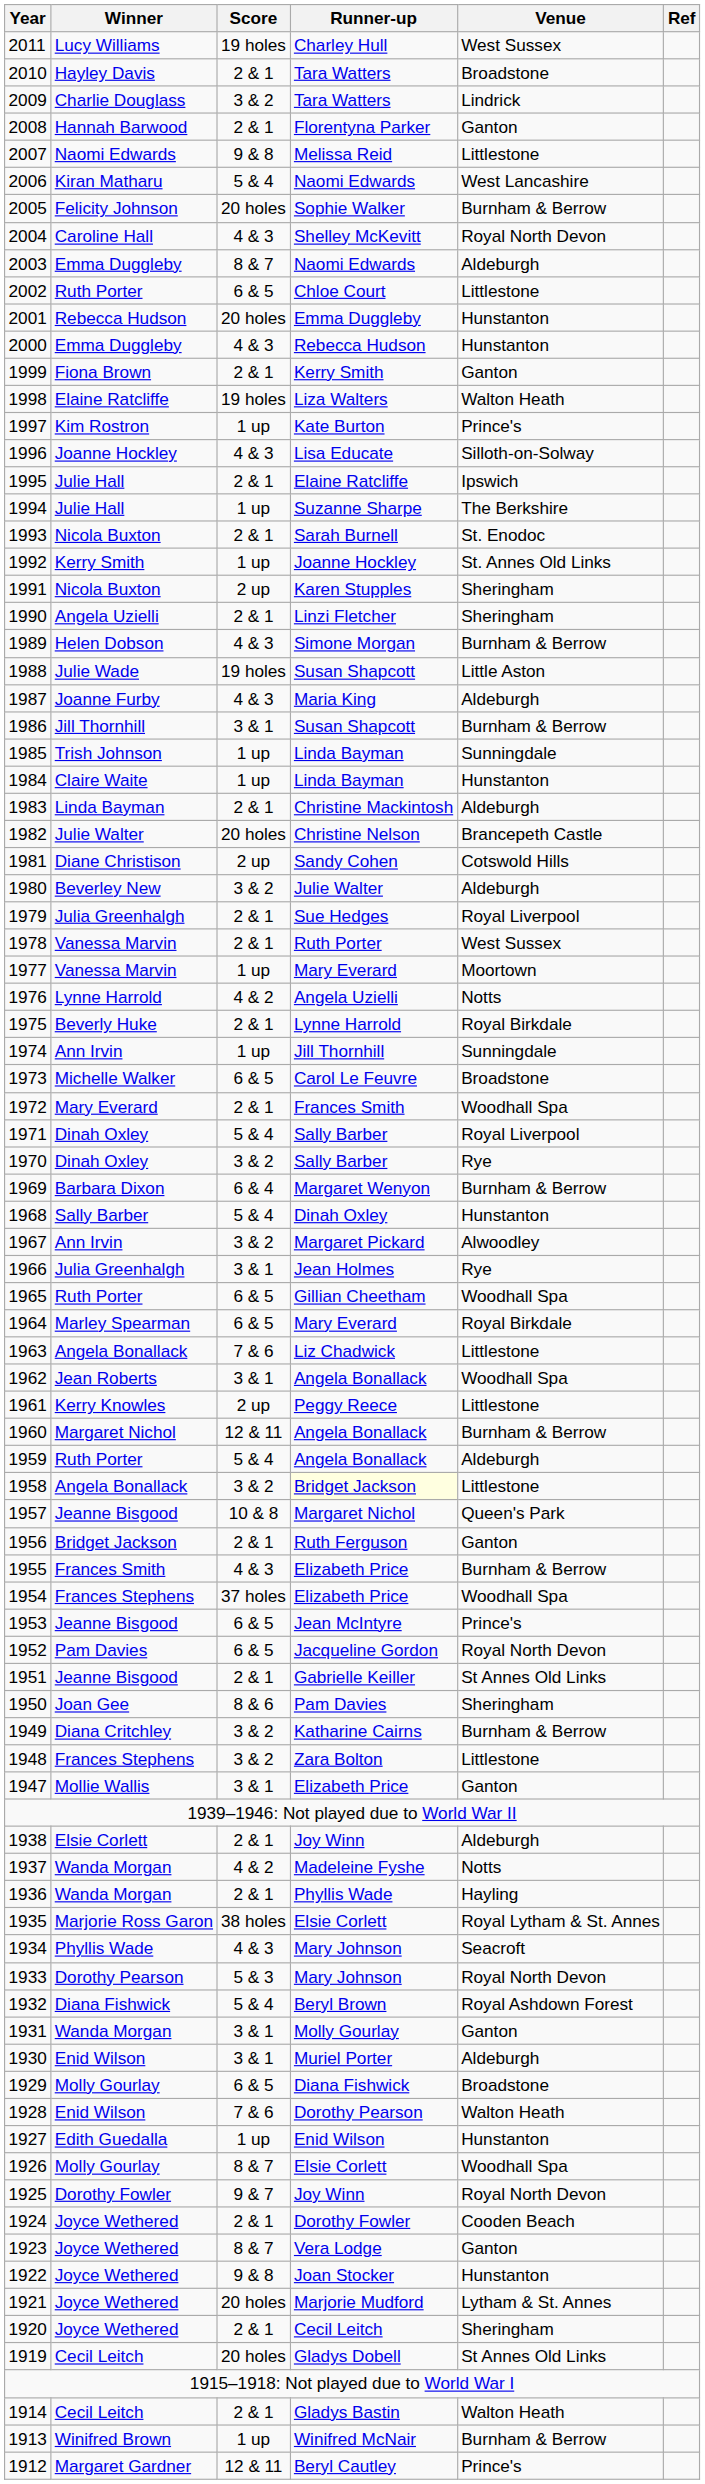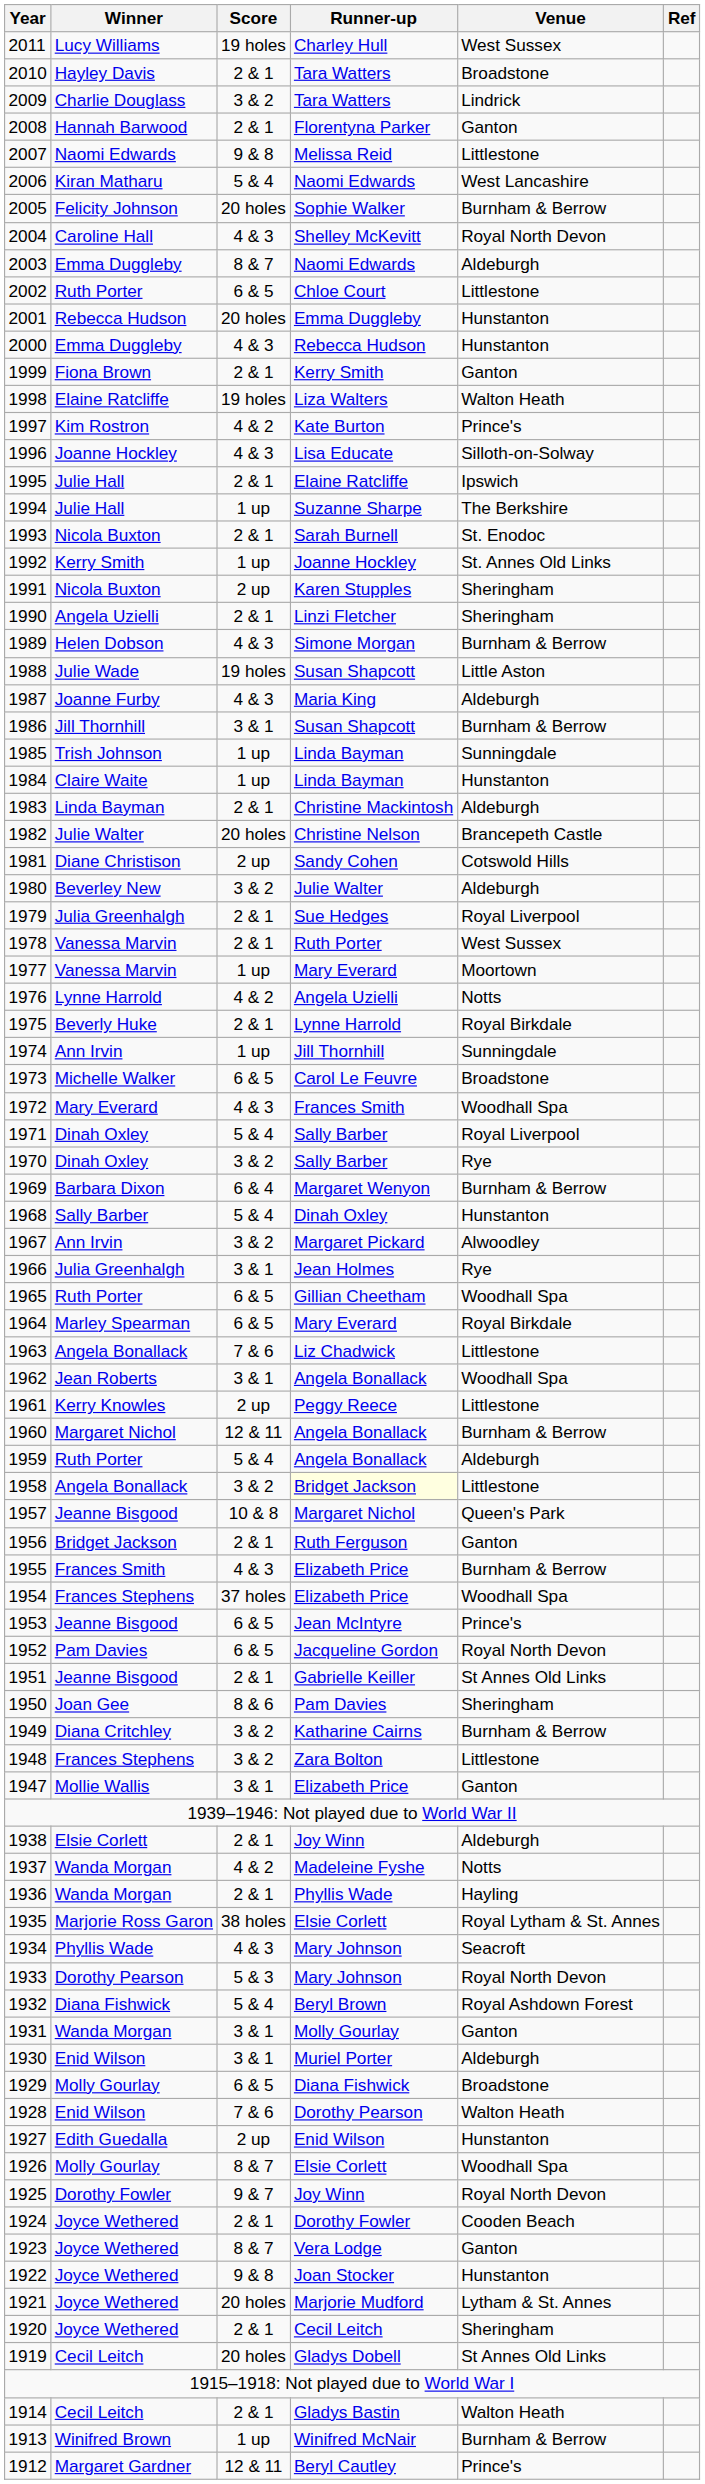(253, 426) 1 up -> (253, 426) 4 & 2
(253, 1106) 2 & 1 -> (253, 1106) 4 & 3
(253, 2139) 1 up -> (253, 2139) 2 up
